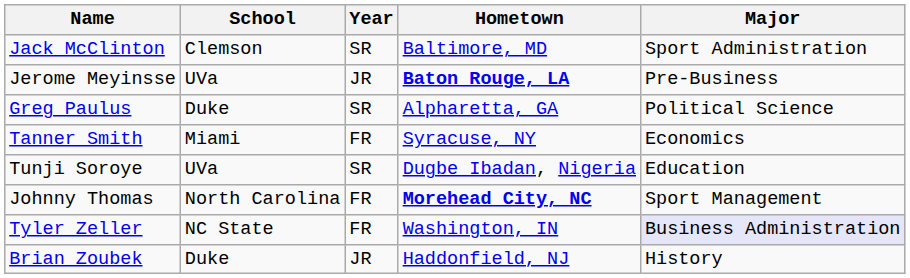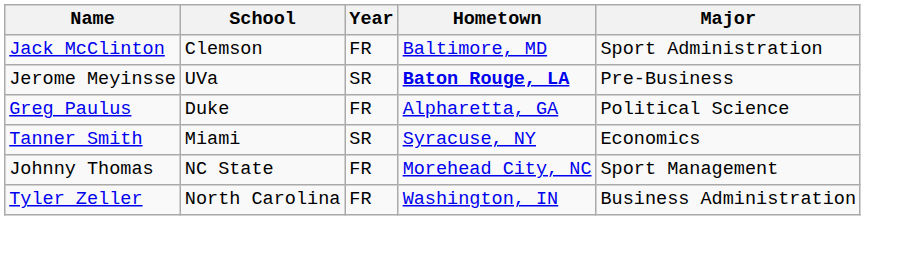(360, 50) SR -> (360, 50) FR
(360, 80) JR -> (360, 80) SR
(360, 110) SR -> (360, 110) FR
(360, 140) FR -> (360, 140) SR
- row: (76, 170)
(263, 199) North Carolina -> (229, 170) NC State
(497, 199) bold -> (497, 170) normal
(229, 229) NC State -> (263, 199) North Carolina
(773, 229) lavender background -> (728, 199) no background
- row: (76, 259)
